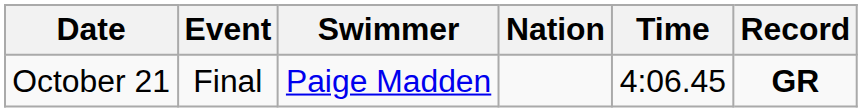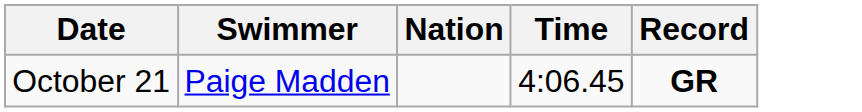- column: (228, 29)
